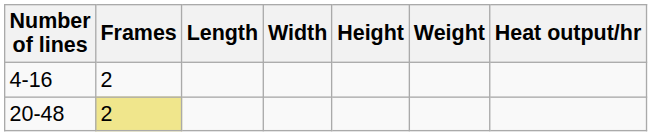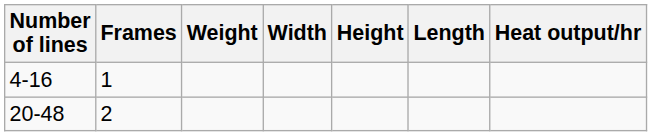columns swapped: (222, 33) <-> (449, 33)
(106, 79) 2 -> (106, 79) 1
(106, 113) khaki background -> (106, 113) no background
